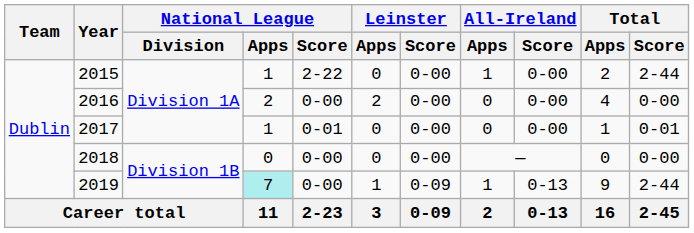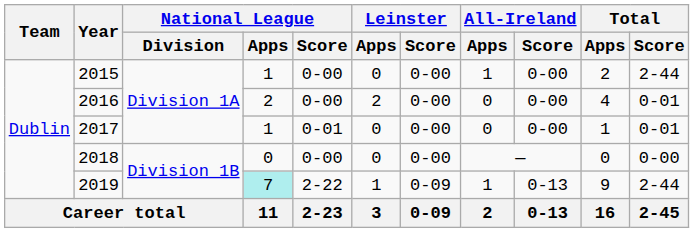(322, 74) 2-22 -> (322, 74) 0-00
(659, 102) 0-00 -> (659, 102) 0-01
(322, 185) 0-00 -> (322, 185) 2-22
